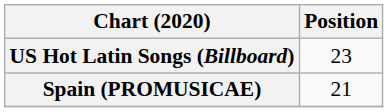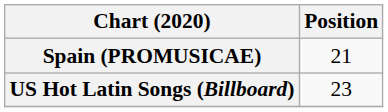rows swapped: (152, 89) <-> (152, 55)
